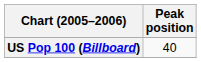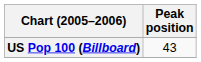(170, 47) 40 -> (170, 47) 43
